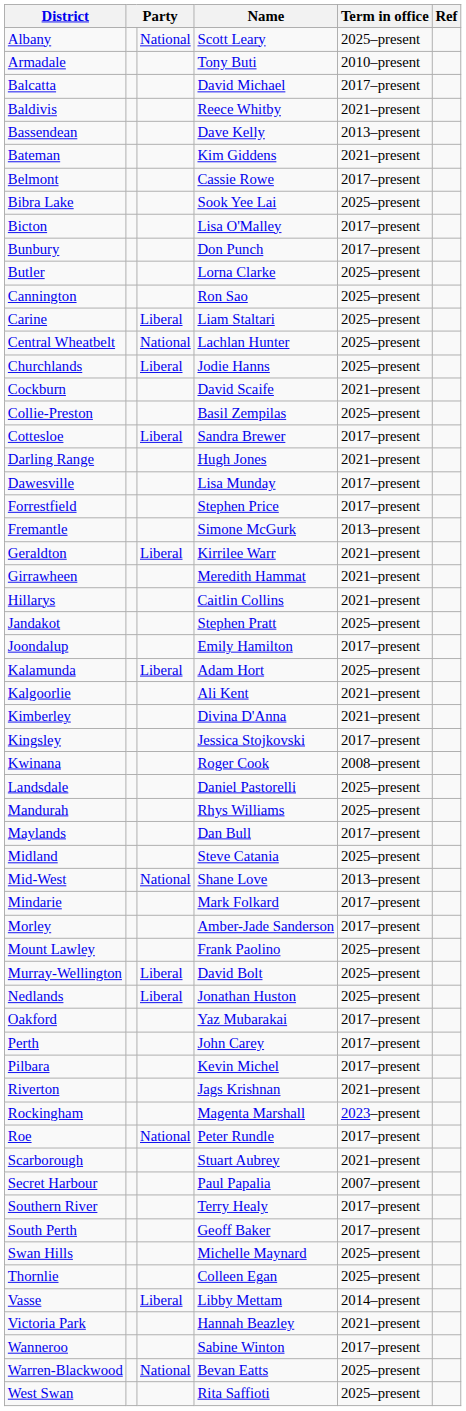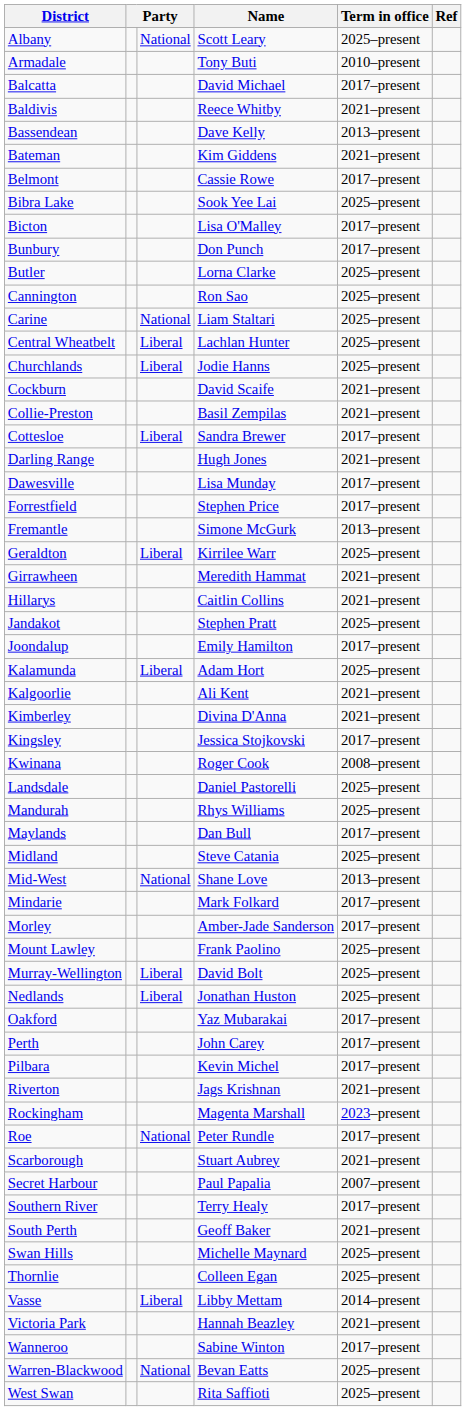(161, 319) Liberal -> (165, 319) National
(165, 343) National -> (161, 343) Liberal
(381, 413) 2025–present -> (381, 413) 2021–present
(381, 553) 2021–present -> (381, 553) 2025–present
(381, 1230) 2017–present -> (381, 1230) 2021–present
